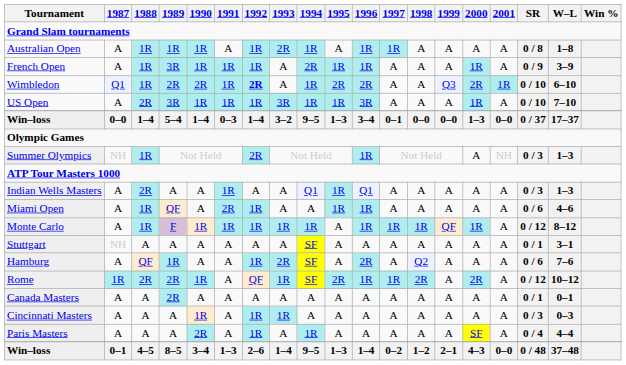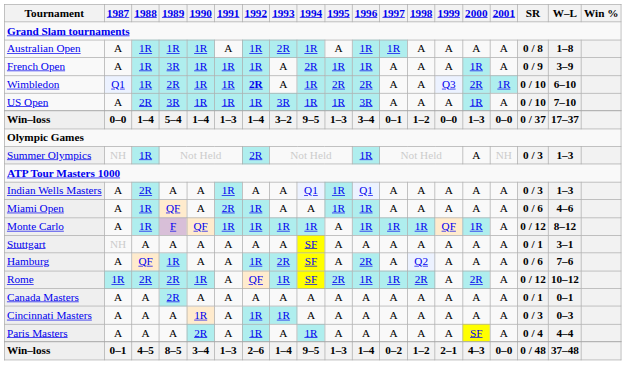(201, 84) 2R -> (201, 84) 1R
(228, 119) 0–3 -> (228, 119) 1–3
(421, 119) 0–0 -> (421, 119) 1–2
(201, 226) 1R -> (201, 226) QF
